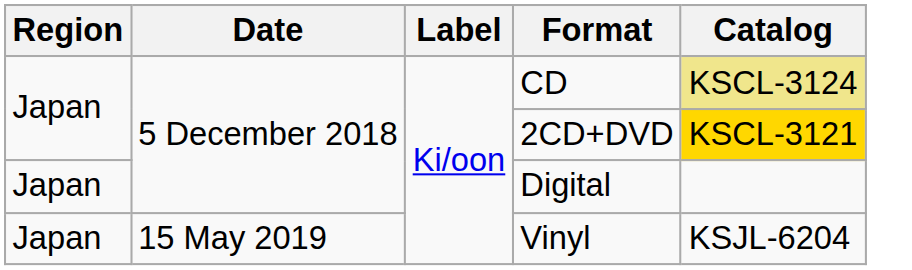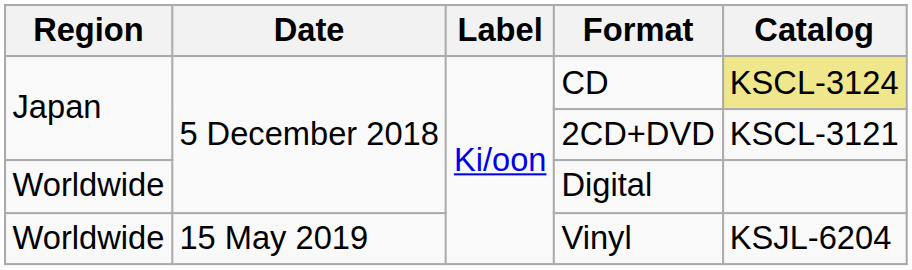(773, 133) gold background -> (814, 133) no background
(57, 185) Japan -> (88, 185) Worldwide
(57, 237) Japan -> (88, 237) Worldwide
